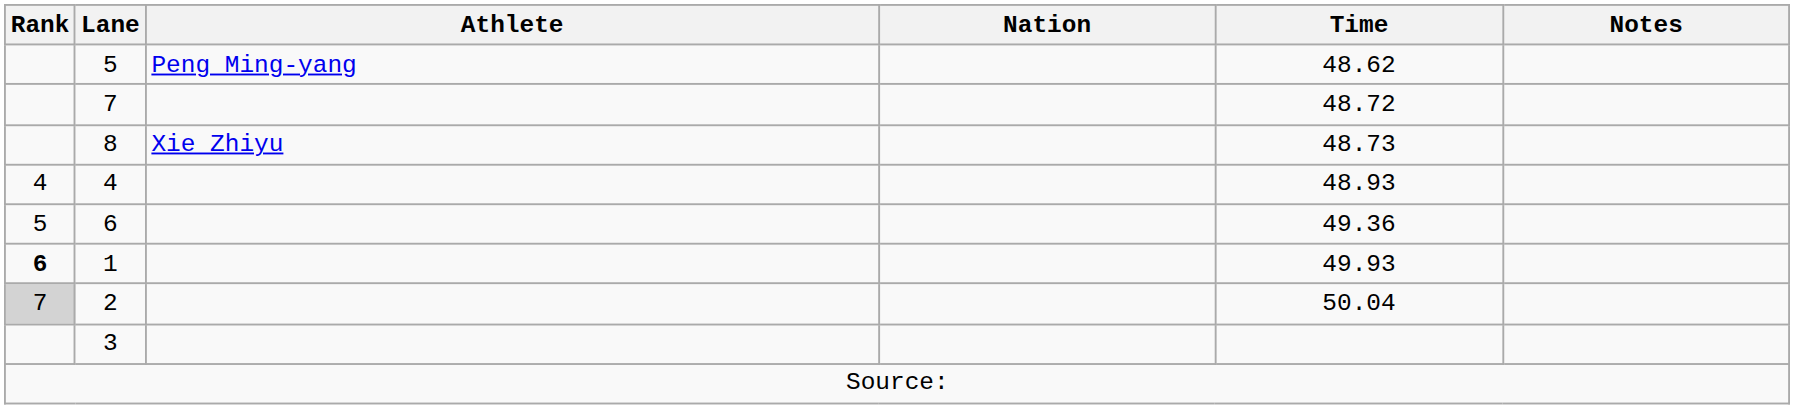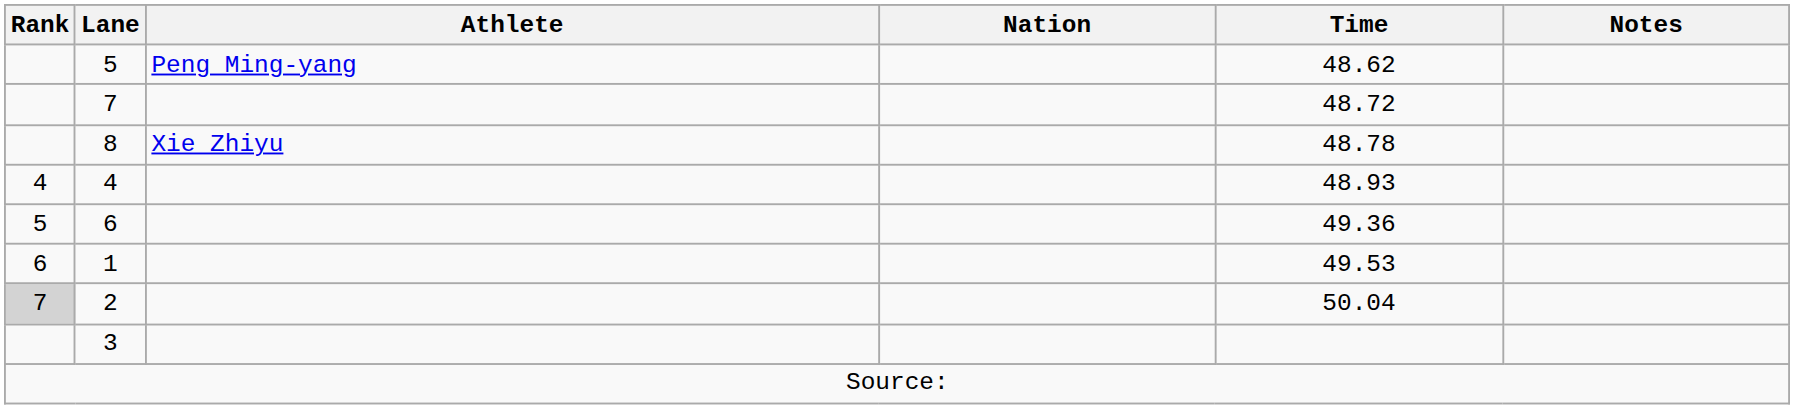(1359, 144) 48.73 -> (1359, 144) 48.78
(40, 264) bold -> (40, 264) normal
(1359, 264) 49.93 -> (1359, 264) 49.53
